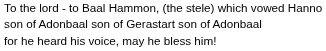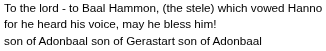rows swapped: (133, 24) <-> (110, 41)
